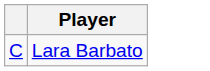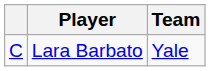+ column: (176, 19)
